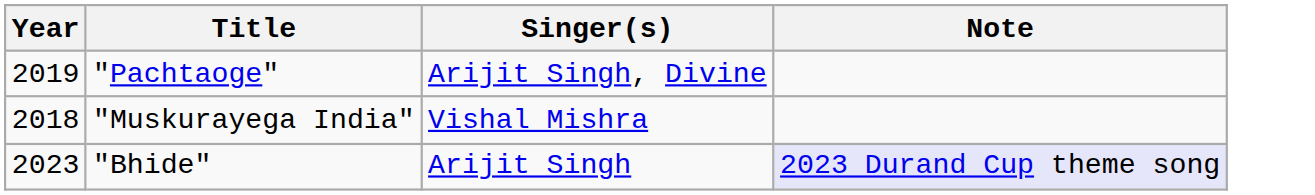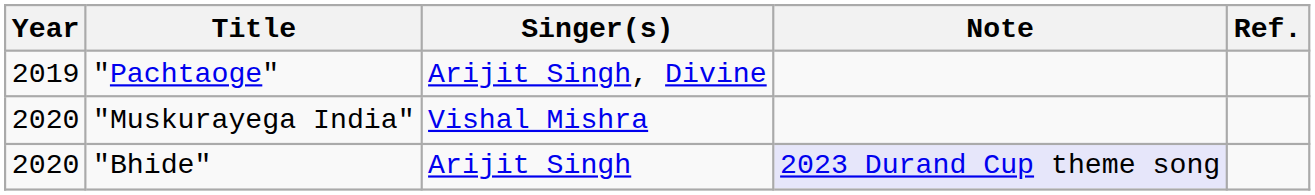+ column: (1268, 28)
(46, 120) 2018 -> (46, 120) 2020
(46, 166) 2023 -> (46, 166) 2020
